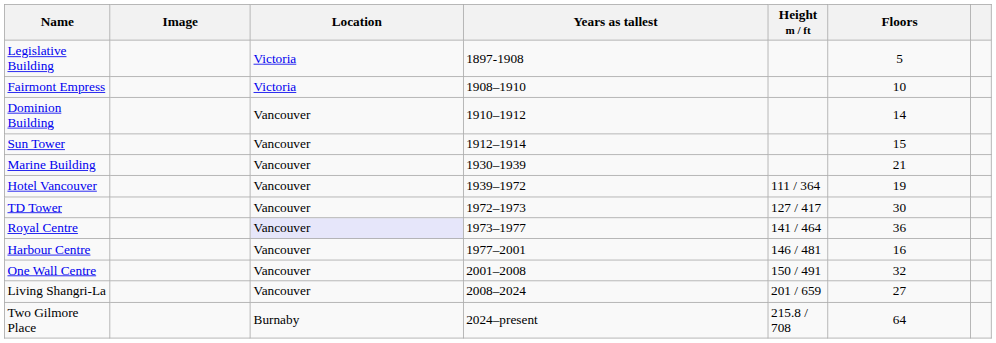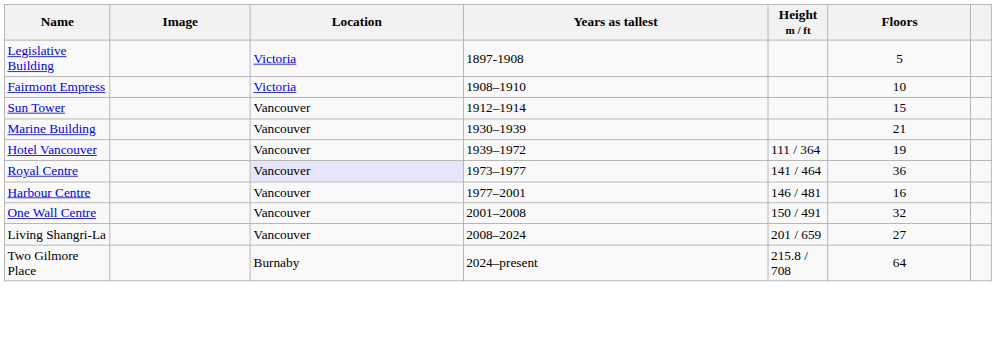- row: (34, 115)
- row: (35, 207)
